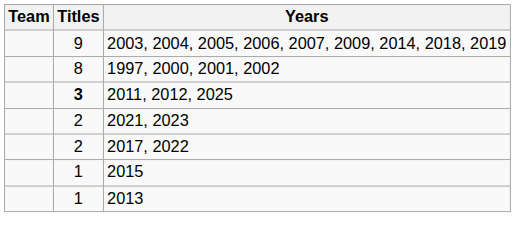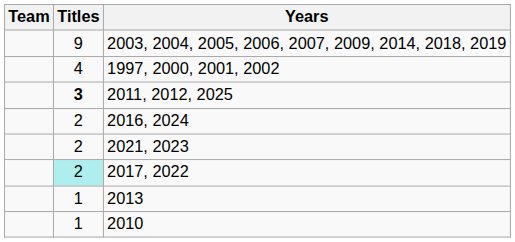(78, 69) 8 -> (78, 69) 4
+ row: (148, 120)
(78, 146) no background -> (78, 172) paleturquoise background
- row: (125, 172)
+ row: (125, 224)
